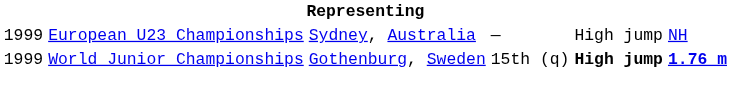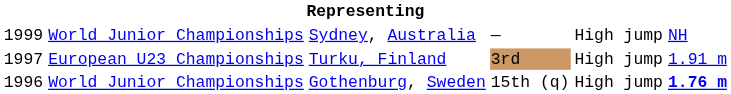(176, 35) European U23 Championships -> (176, 35) World Junior Championships
+ row: (378, 59)
(23, 59) 1999 -> (23, 83) 1996
(619, 59) bold -> (619, 83) normal
